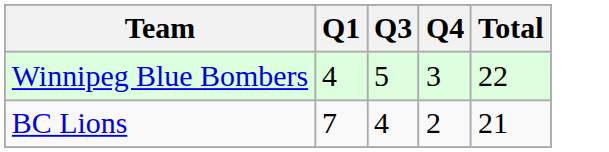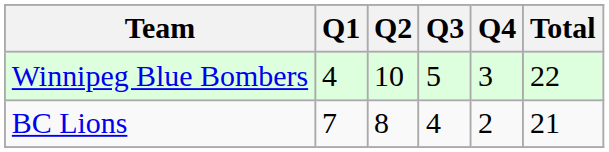+ column: (393, 28)
